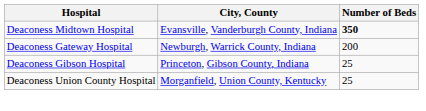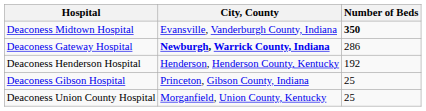(238, 47) normal -> (245, 47) bold
(350, 47) 200 -> (352, 47) 286
+ row: (74, 64)
